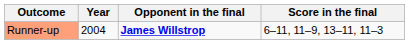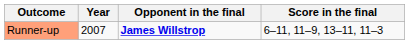(93, 30) 2004 -> (93, 30) 2007
